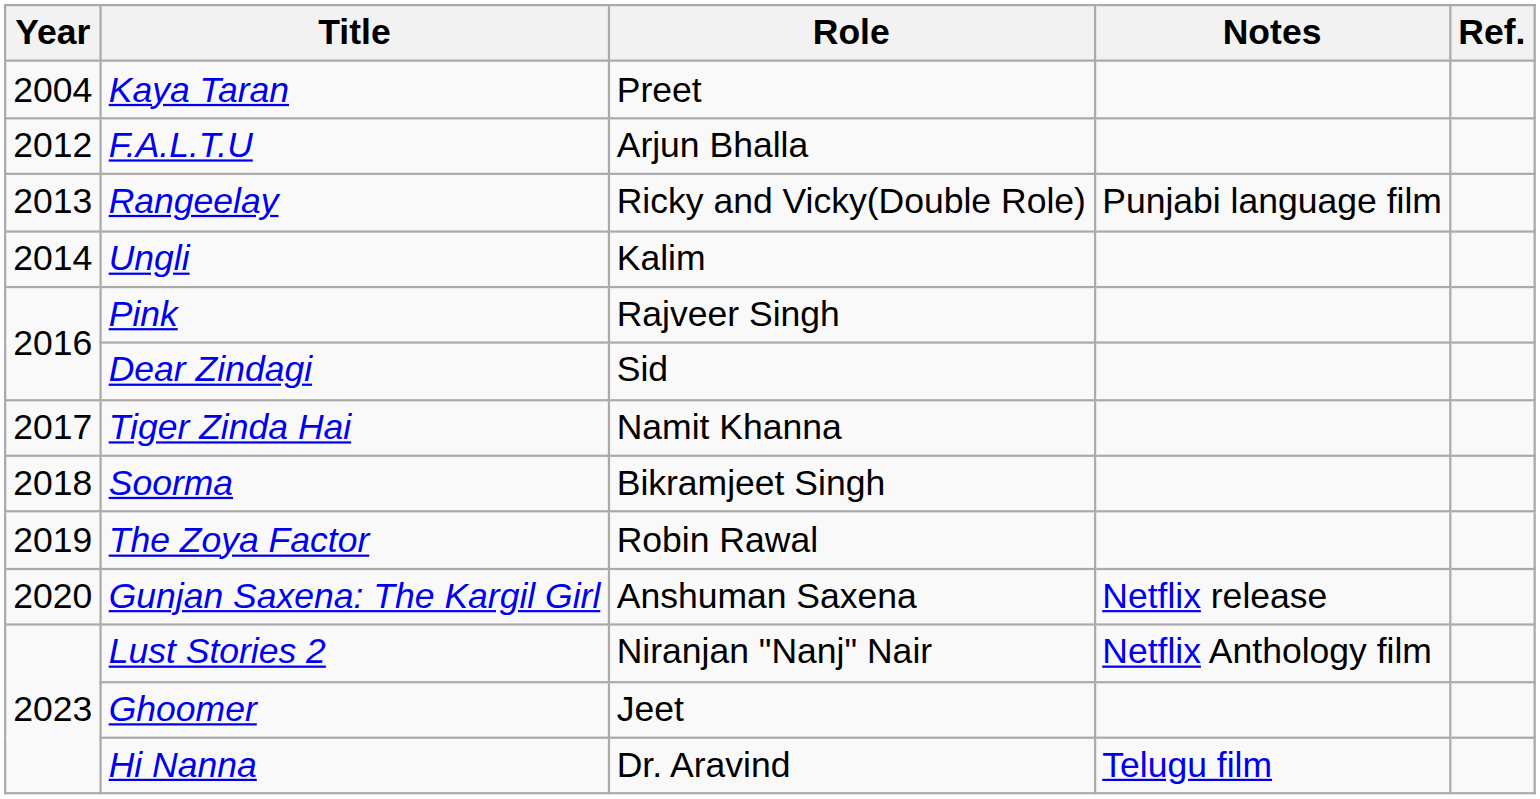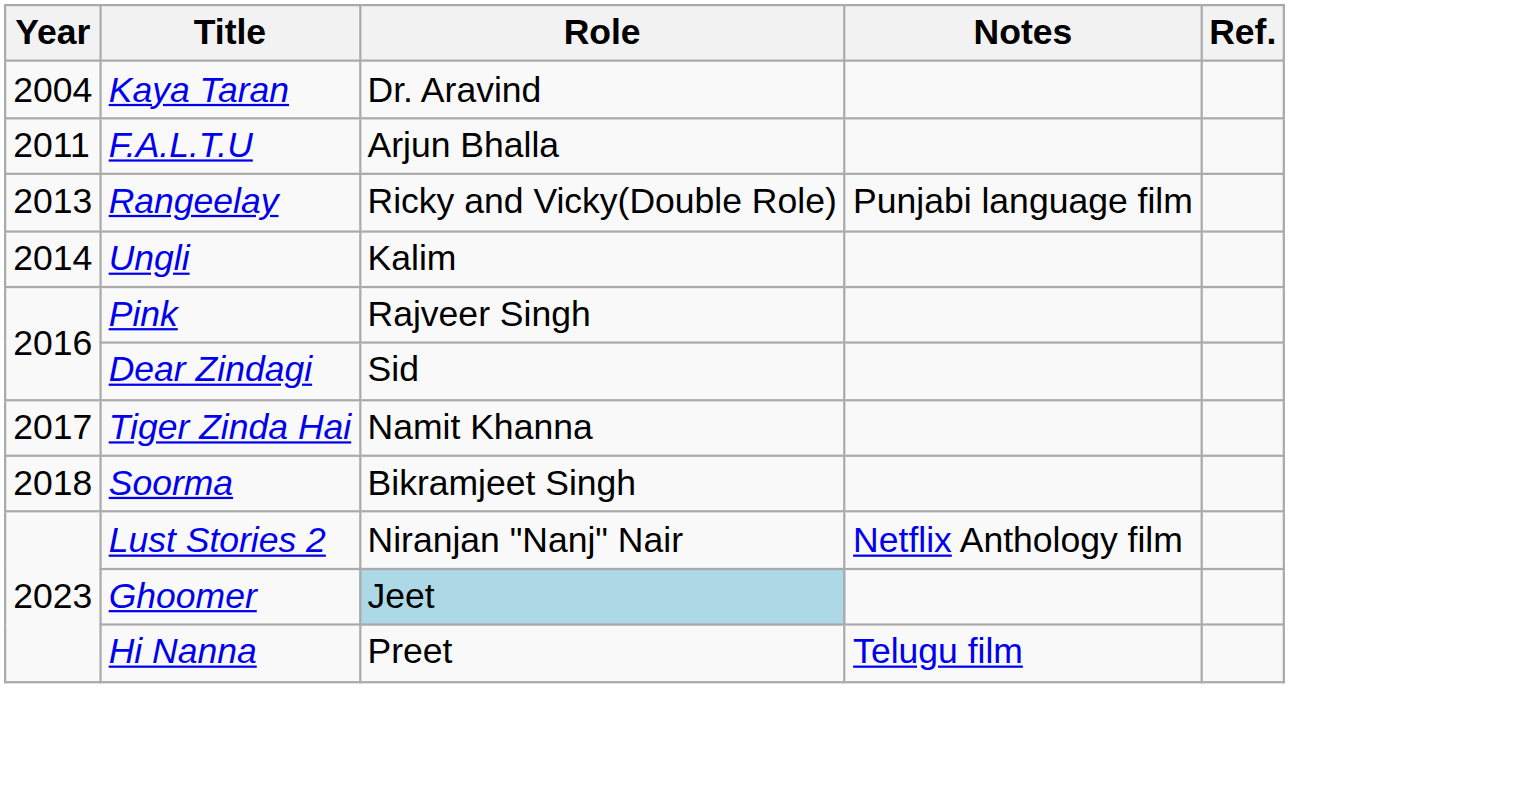(659, 88) Preet -> (454, 88) Dr. Aravind
(53, 145) 2012 -> (51, 145) 2011
- row: (239, 539)
- row: (354, 595)
(650, 708) no background -> (401, 595) lightblue background
(704, 764) Dr. Aravind -> (410, 652) Preet
